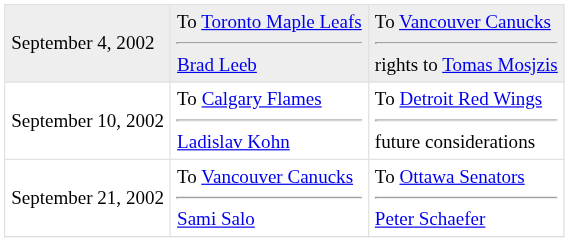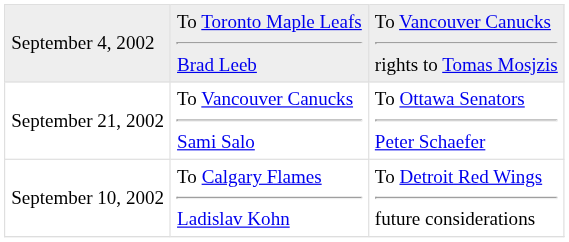rows swapped: (88, 120) <-> (88, 197)
